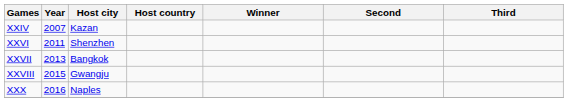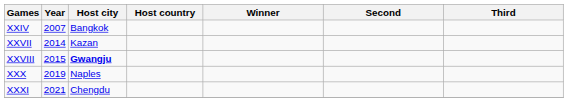(84, 28) Kazan -> (89, 28) Bangkok
- row: (18, 43)
(55, 59) 2013 -> (55, 43) 2014
(89, 59) Bangkok -> (84, 43) Kazan
(90, 74) normal -> (91, 59) bold
(55, 90) 2016 -> (55, 74) 2019
+ row: (18, 90)
